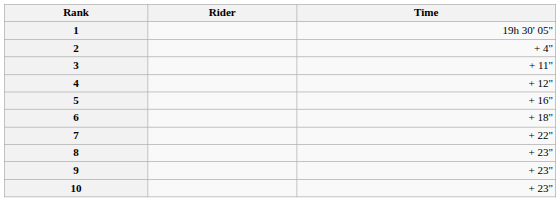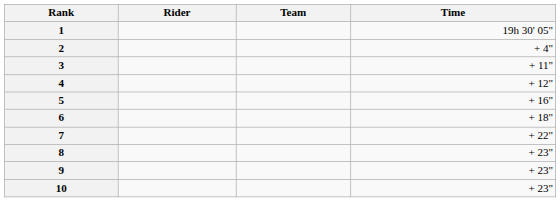+ column: (293, 13)
